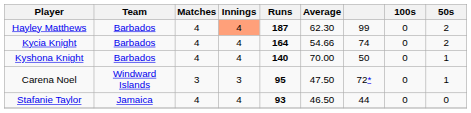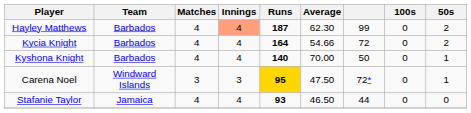(364, 43) 74 -> (364, 43) 72
(280, 79) no background -> (280, 79) gold background
